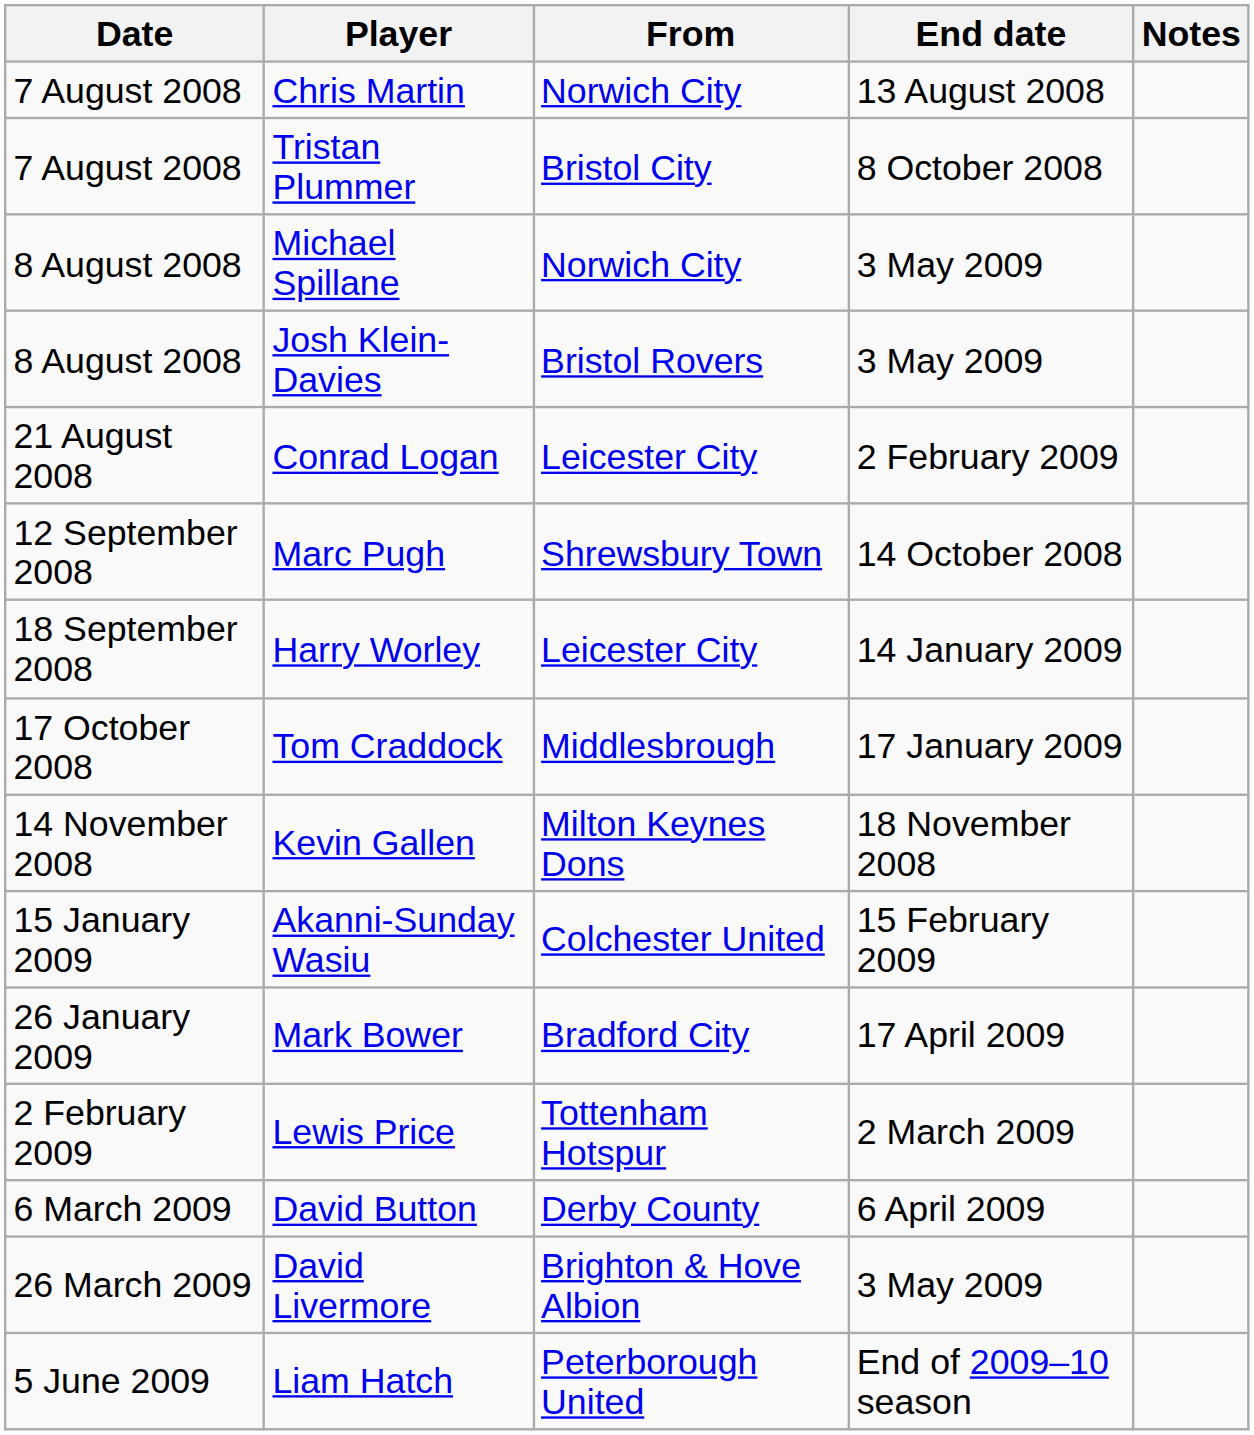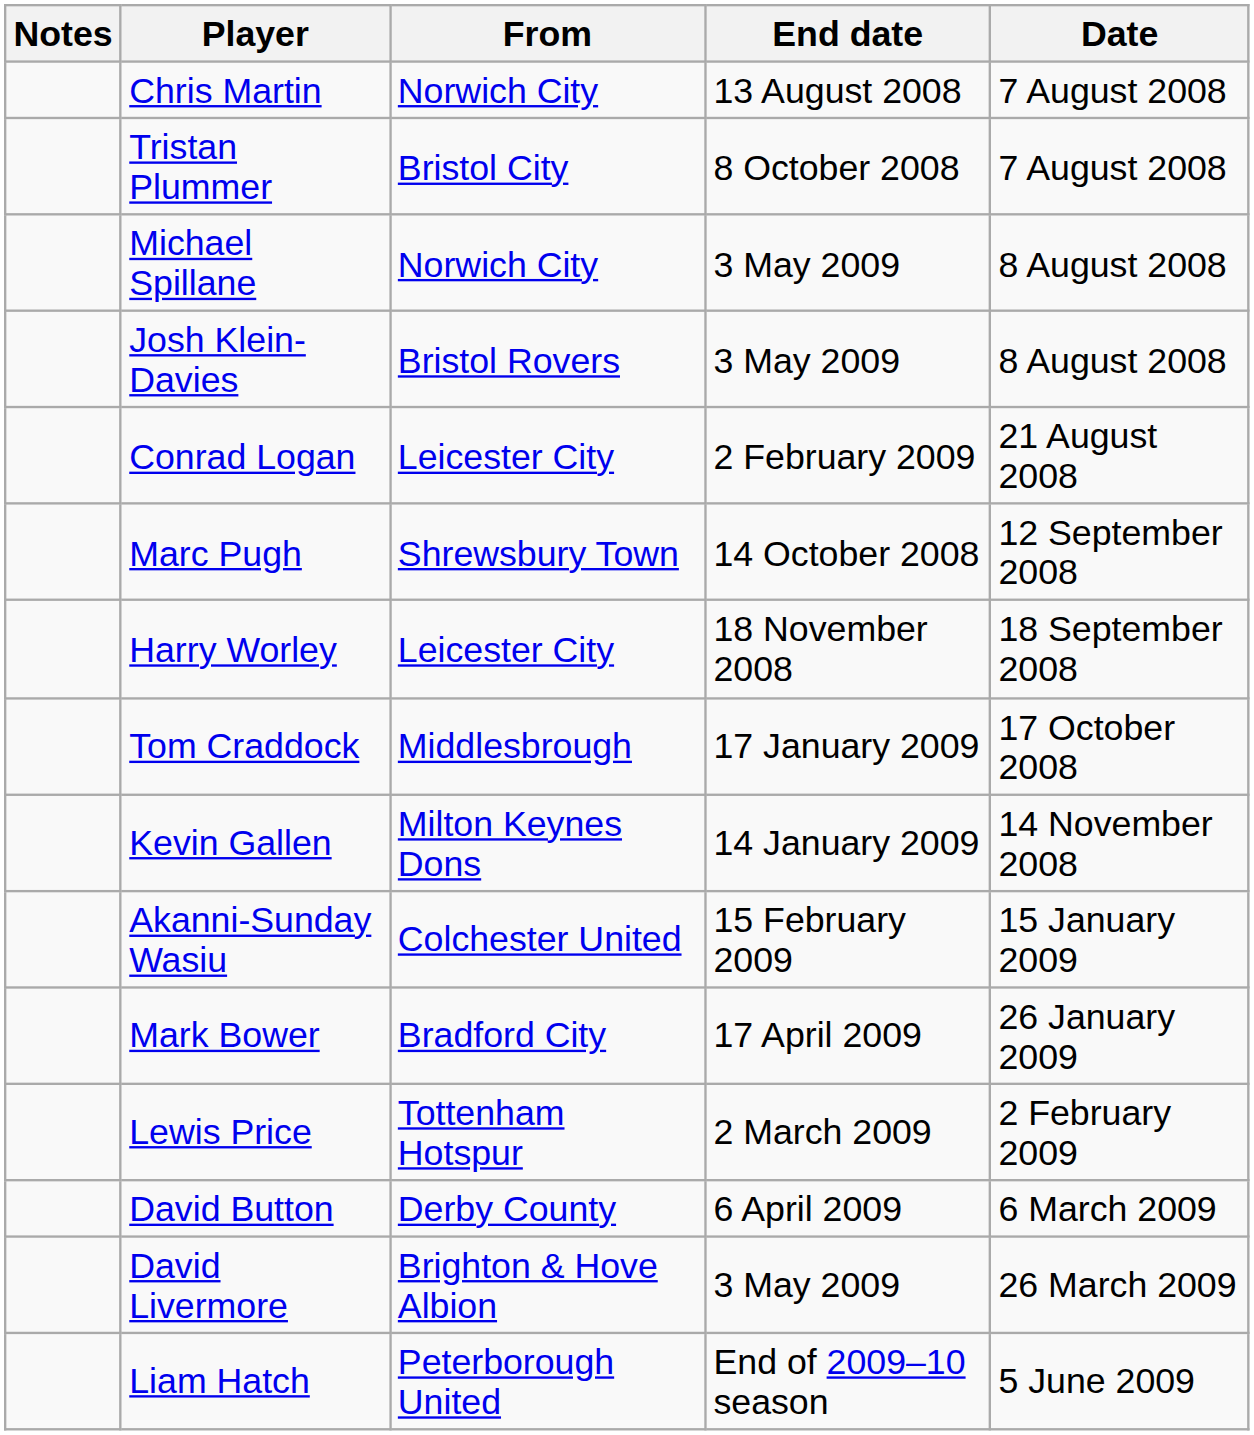columns swapped: (135, 34) <-> (1191, 34)
(990, 649) 14 January 2009 -> (821, 649) 18 November 2008
(964, 842) 18 November 2008 -> (846, 842) 14 January 2009
